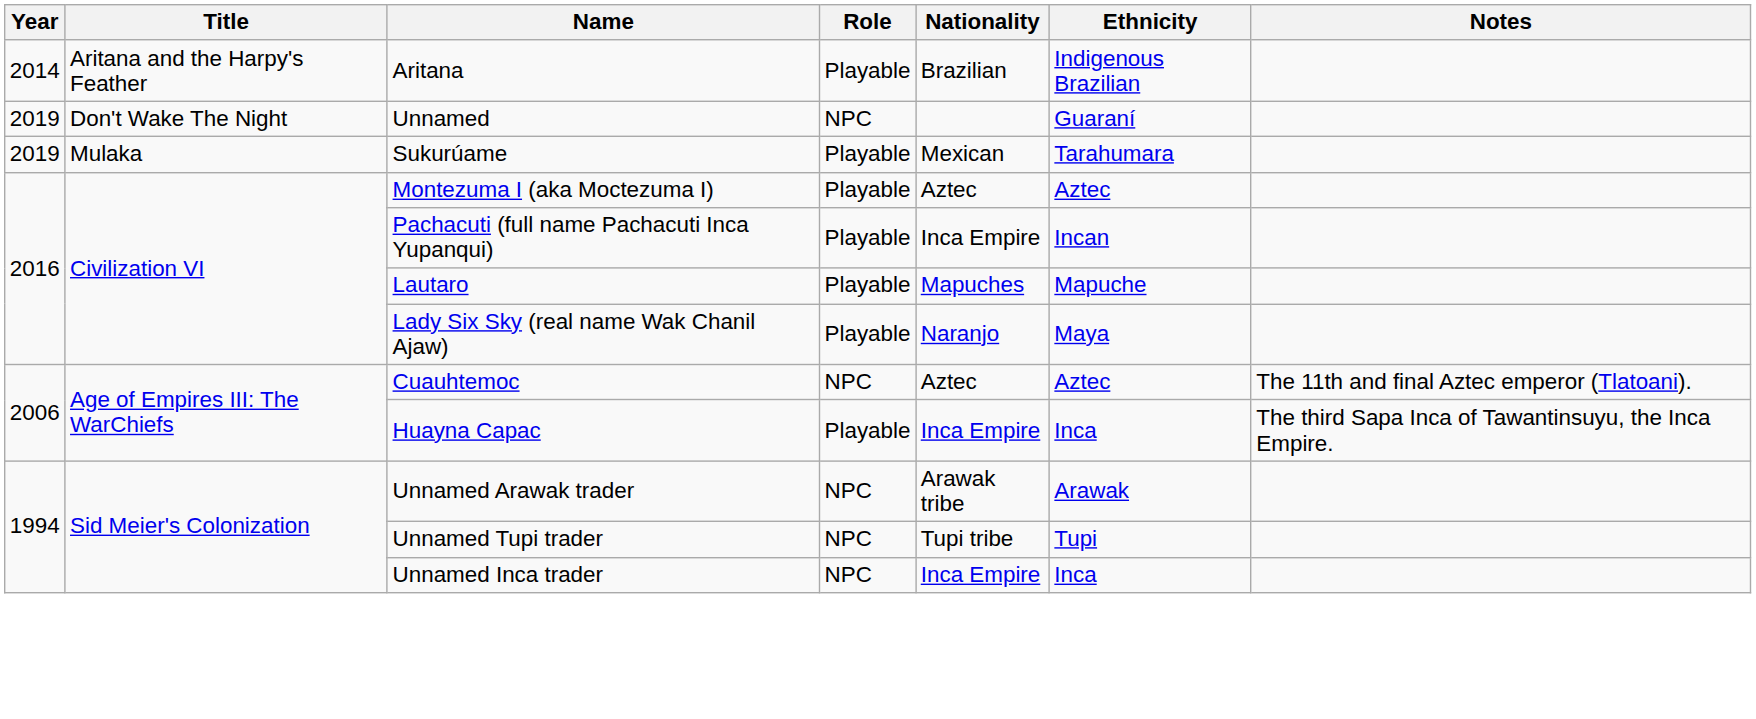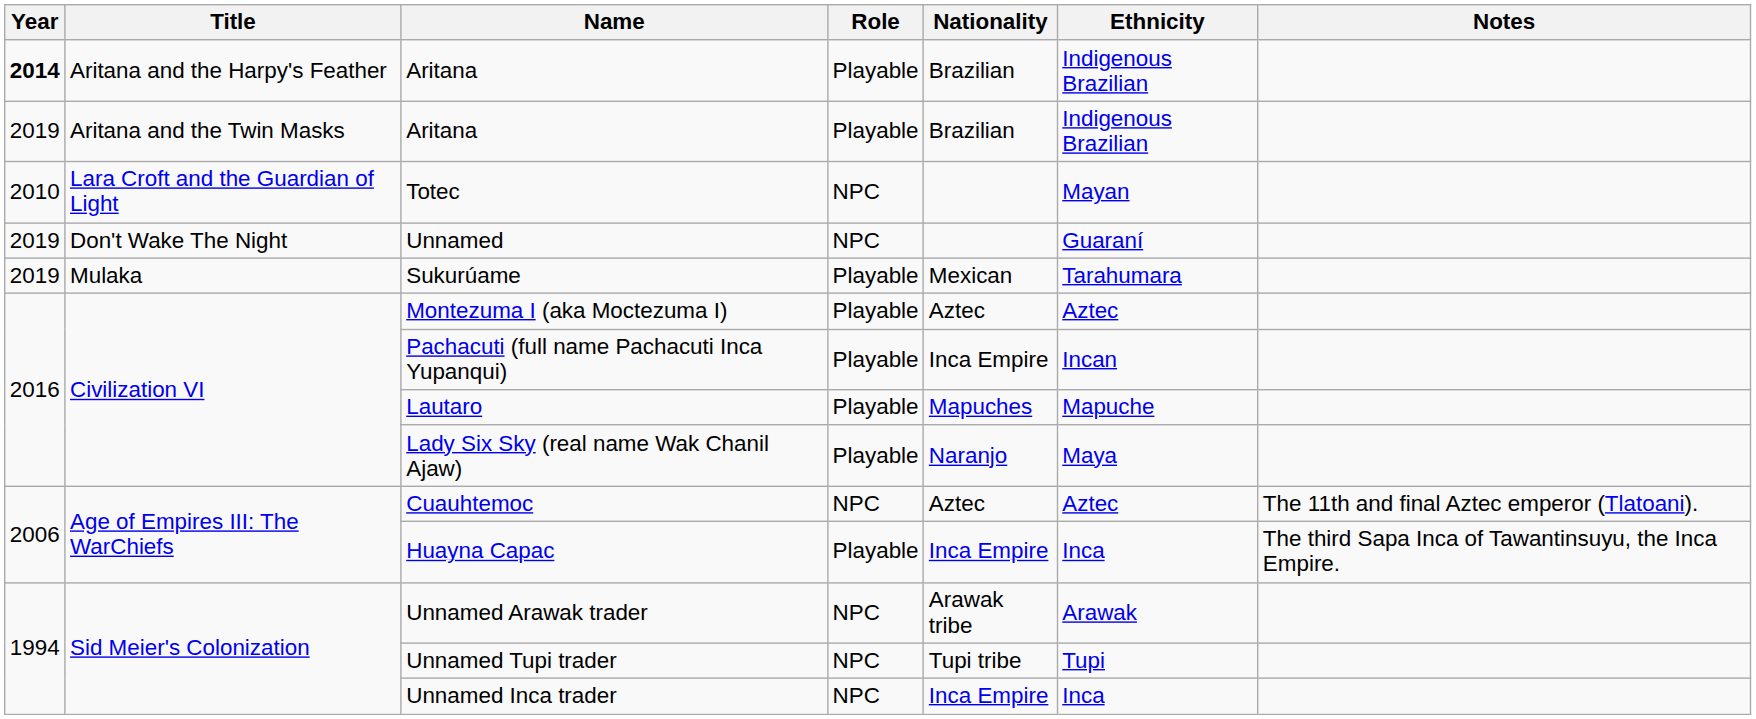(35, 70) normal -> (35, 70) bold
+ row: (207, 131)
+ row: (222, 191)
